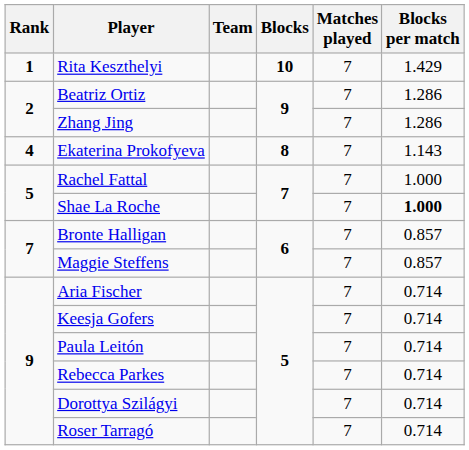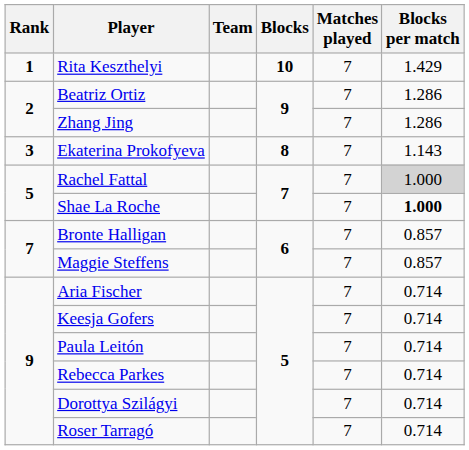(29, 151) 4 -> (29, 151) 3
(423, 179) no background -> (423, 179) lightgrey background
